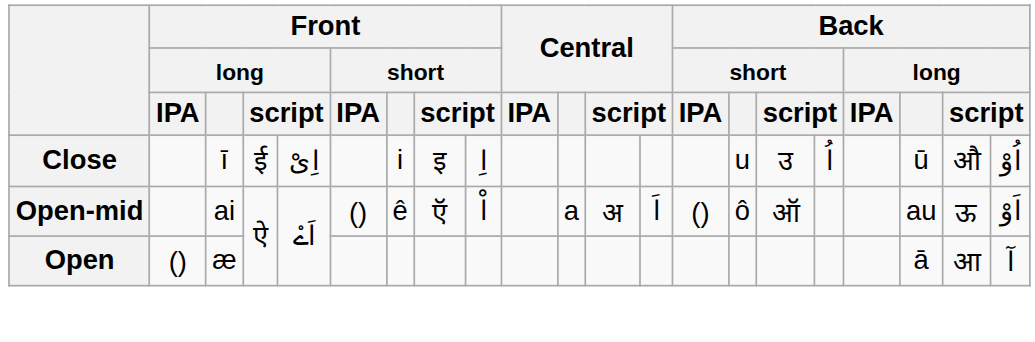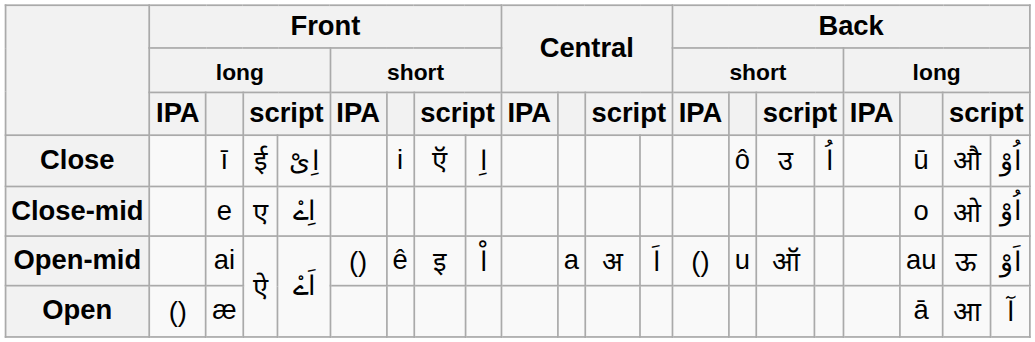(440, 161) इ -> (440, 161) ऍ
(742, 160) u -> (742, 160) ô
+ row: (77, 210)
(440, 212) ऍ -> (440, 262) इ
(742, 210) ô -> (742, 260) u
